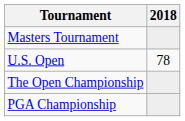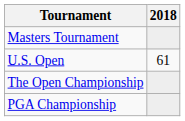(163, 60) 78 -> (163, 60) 61
